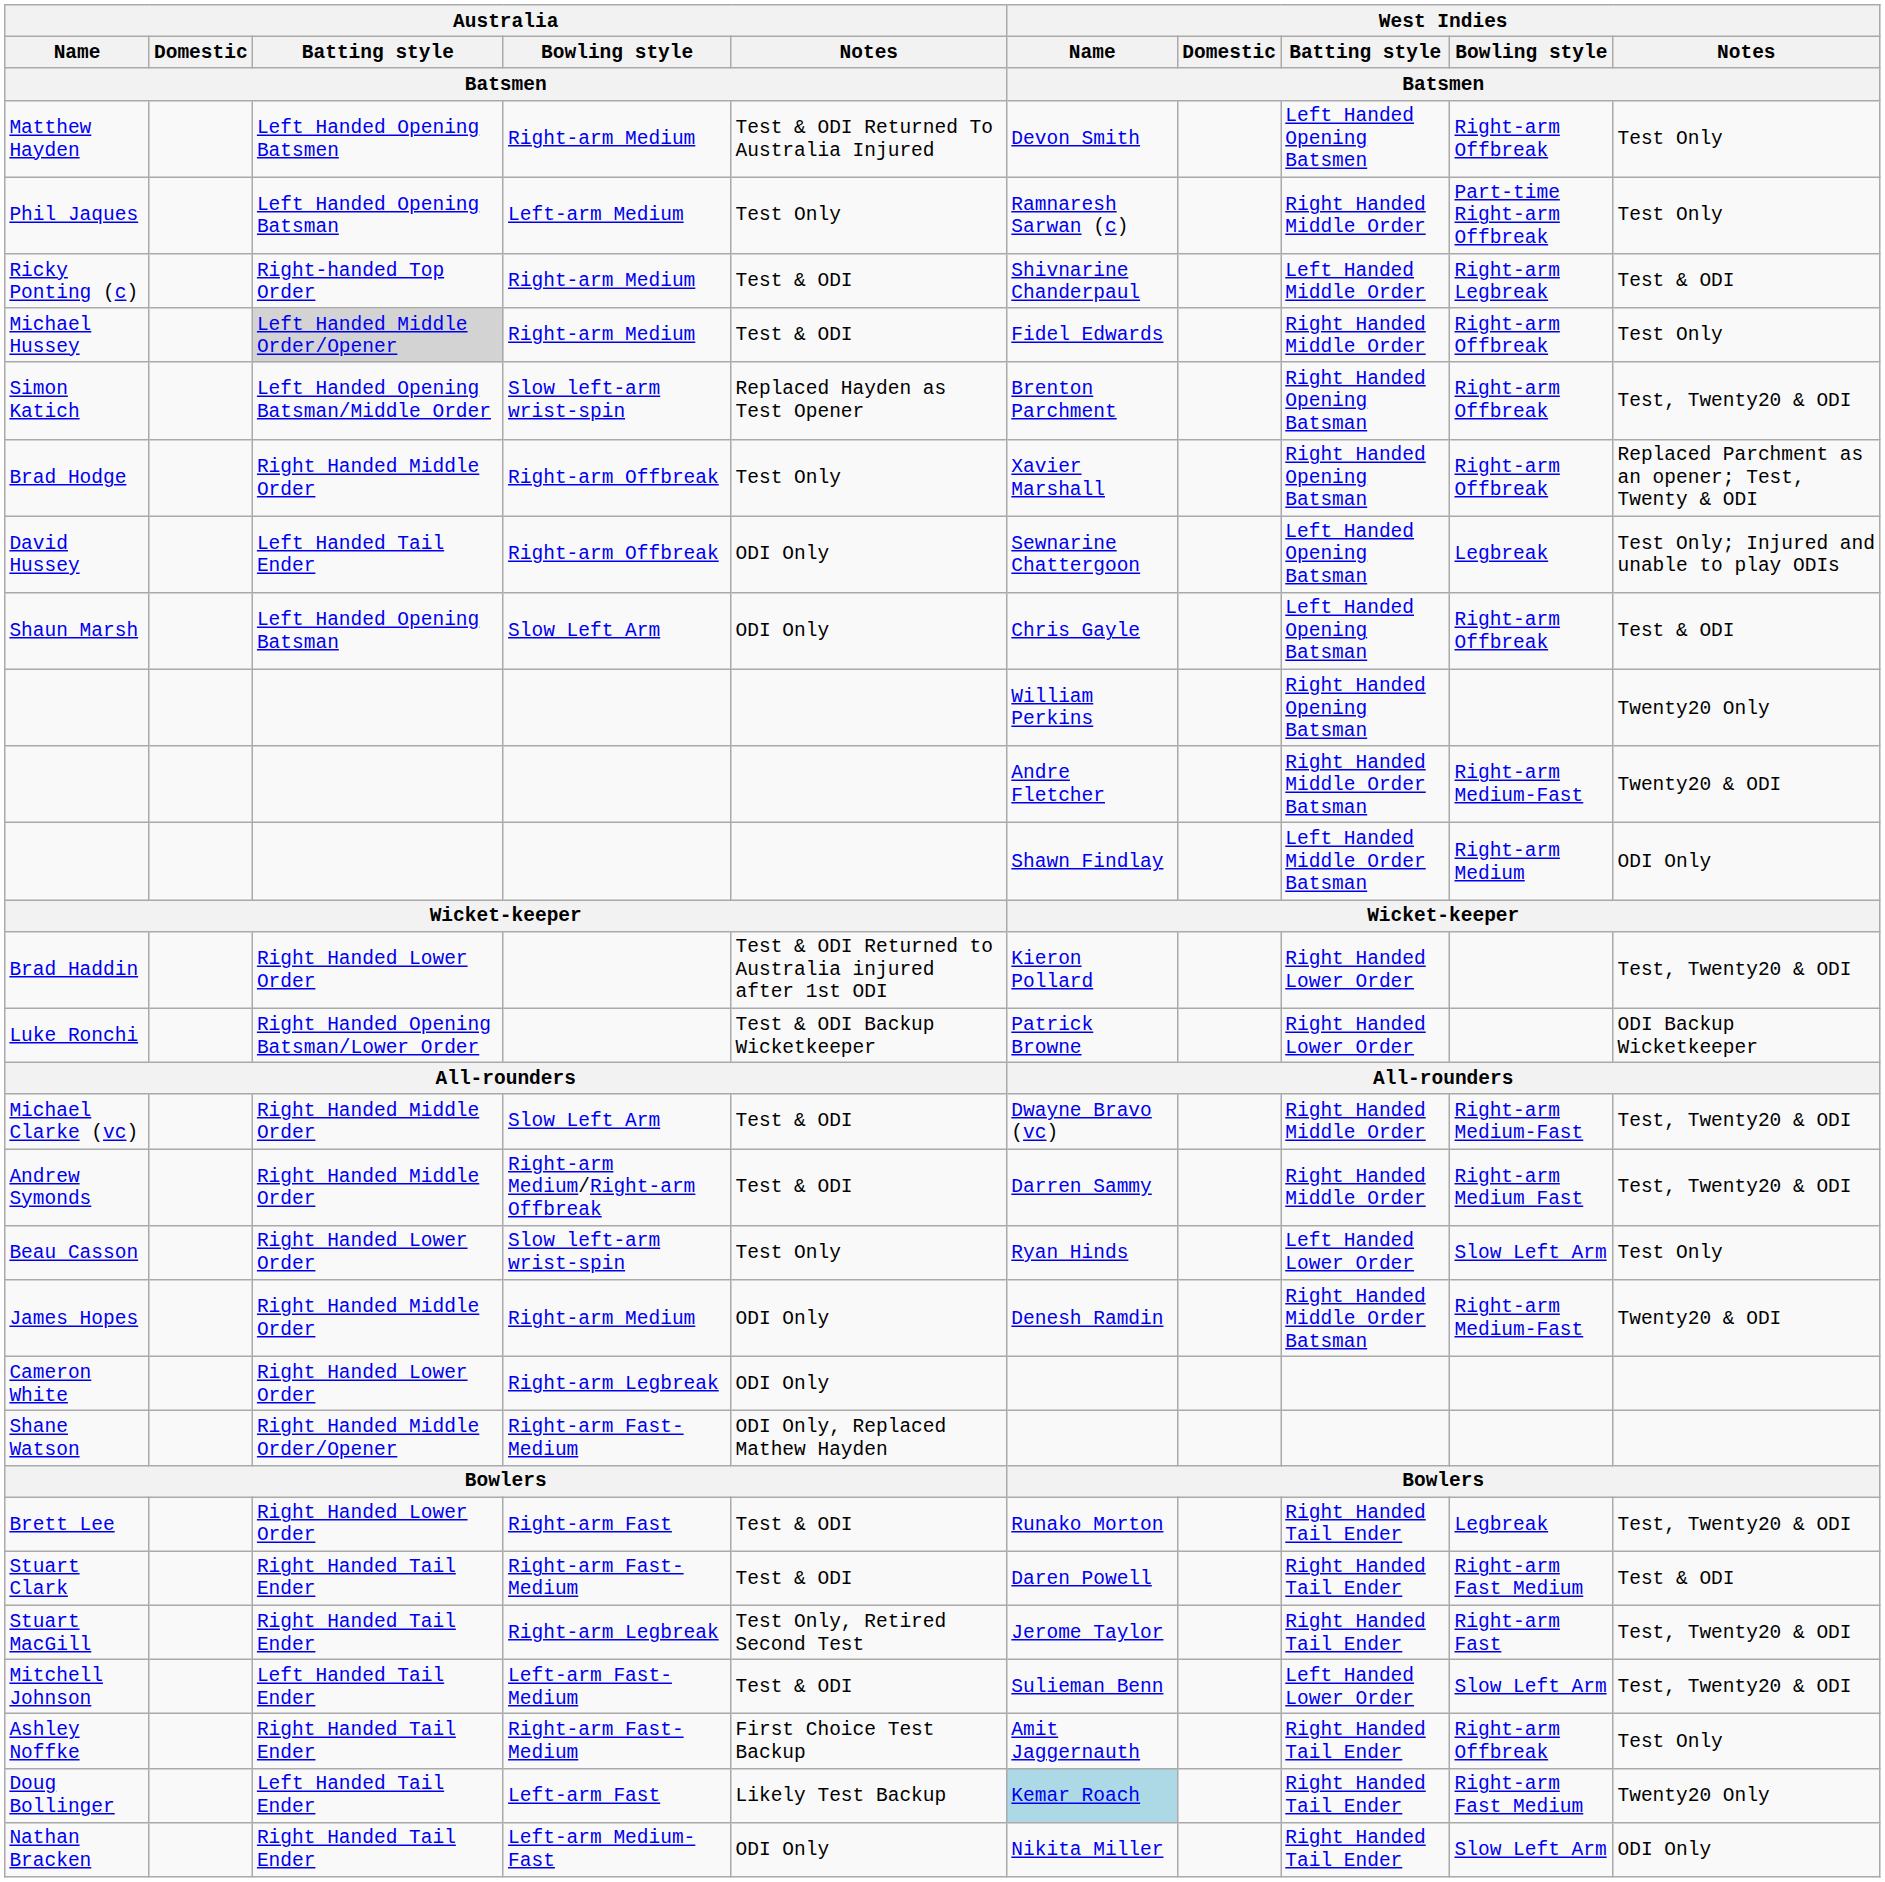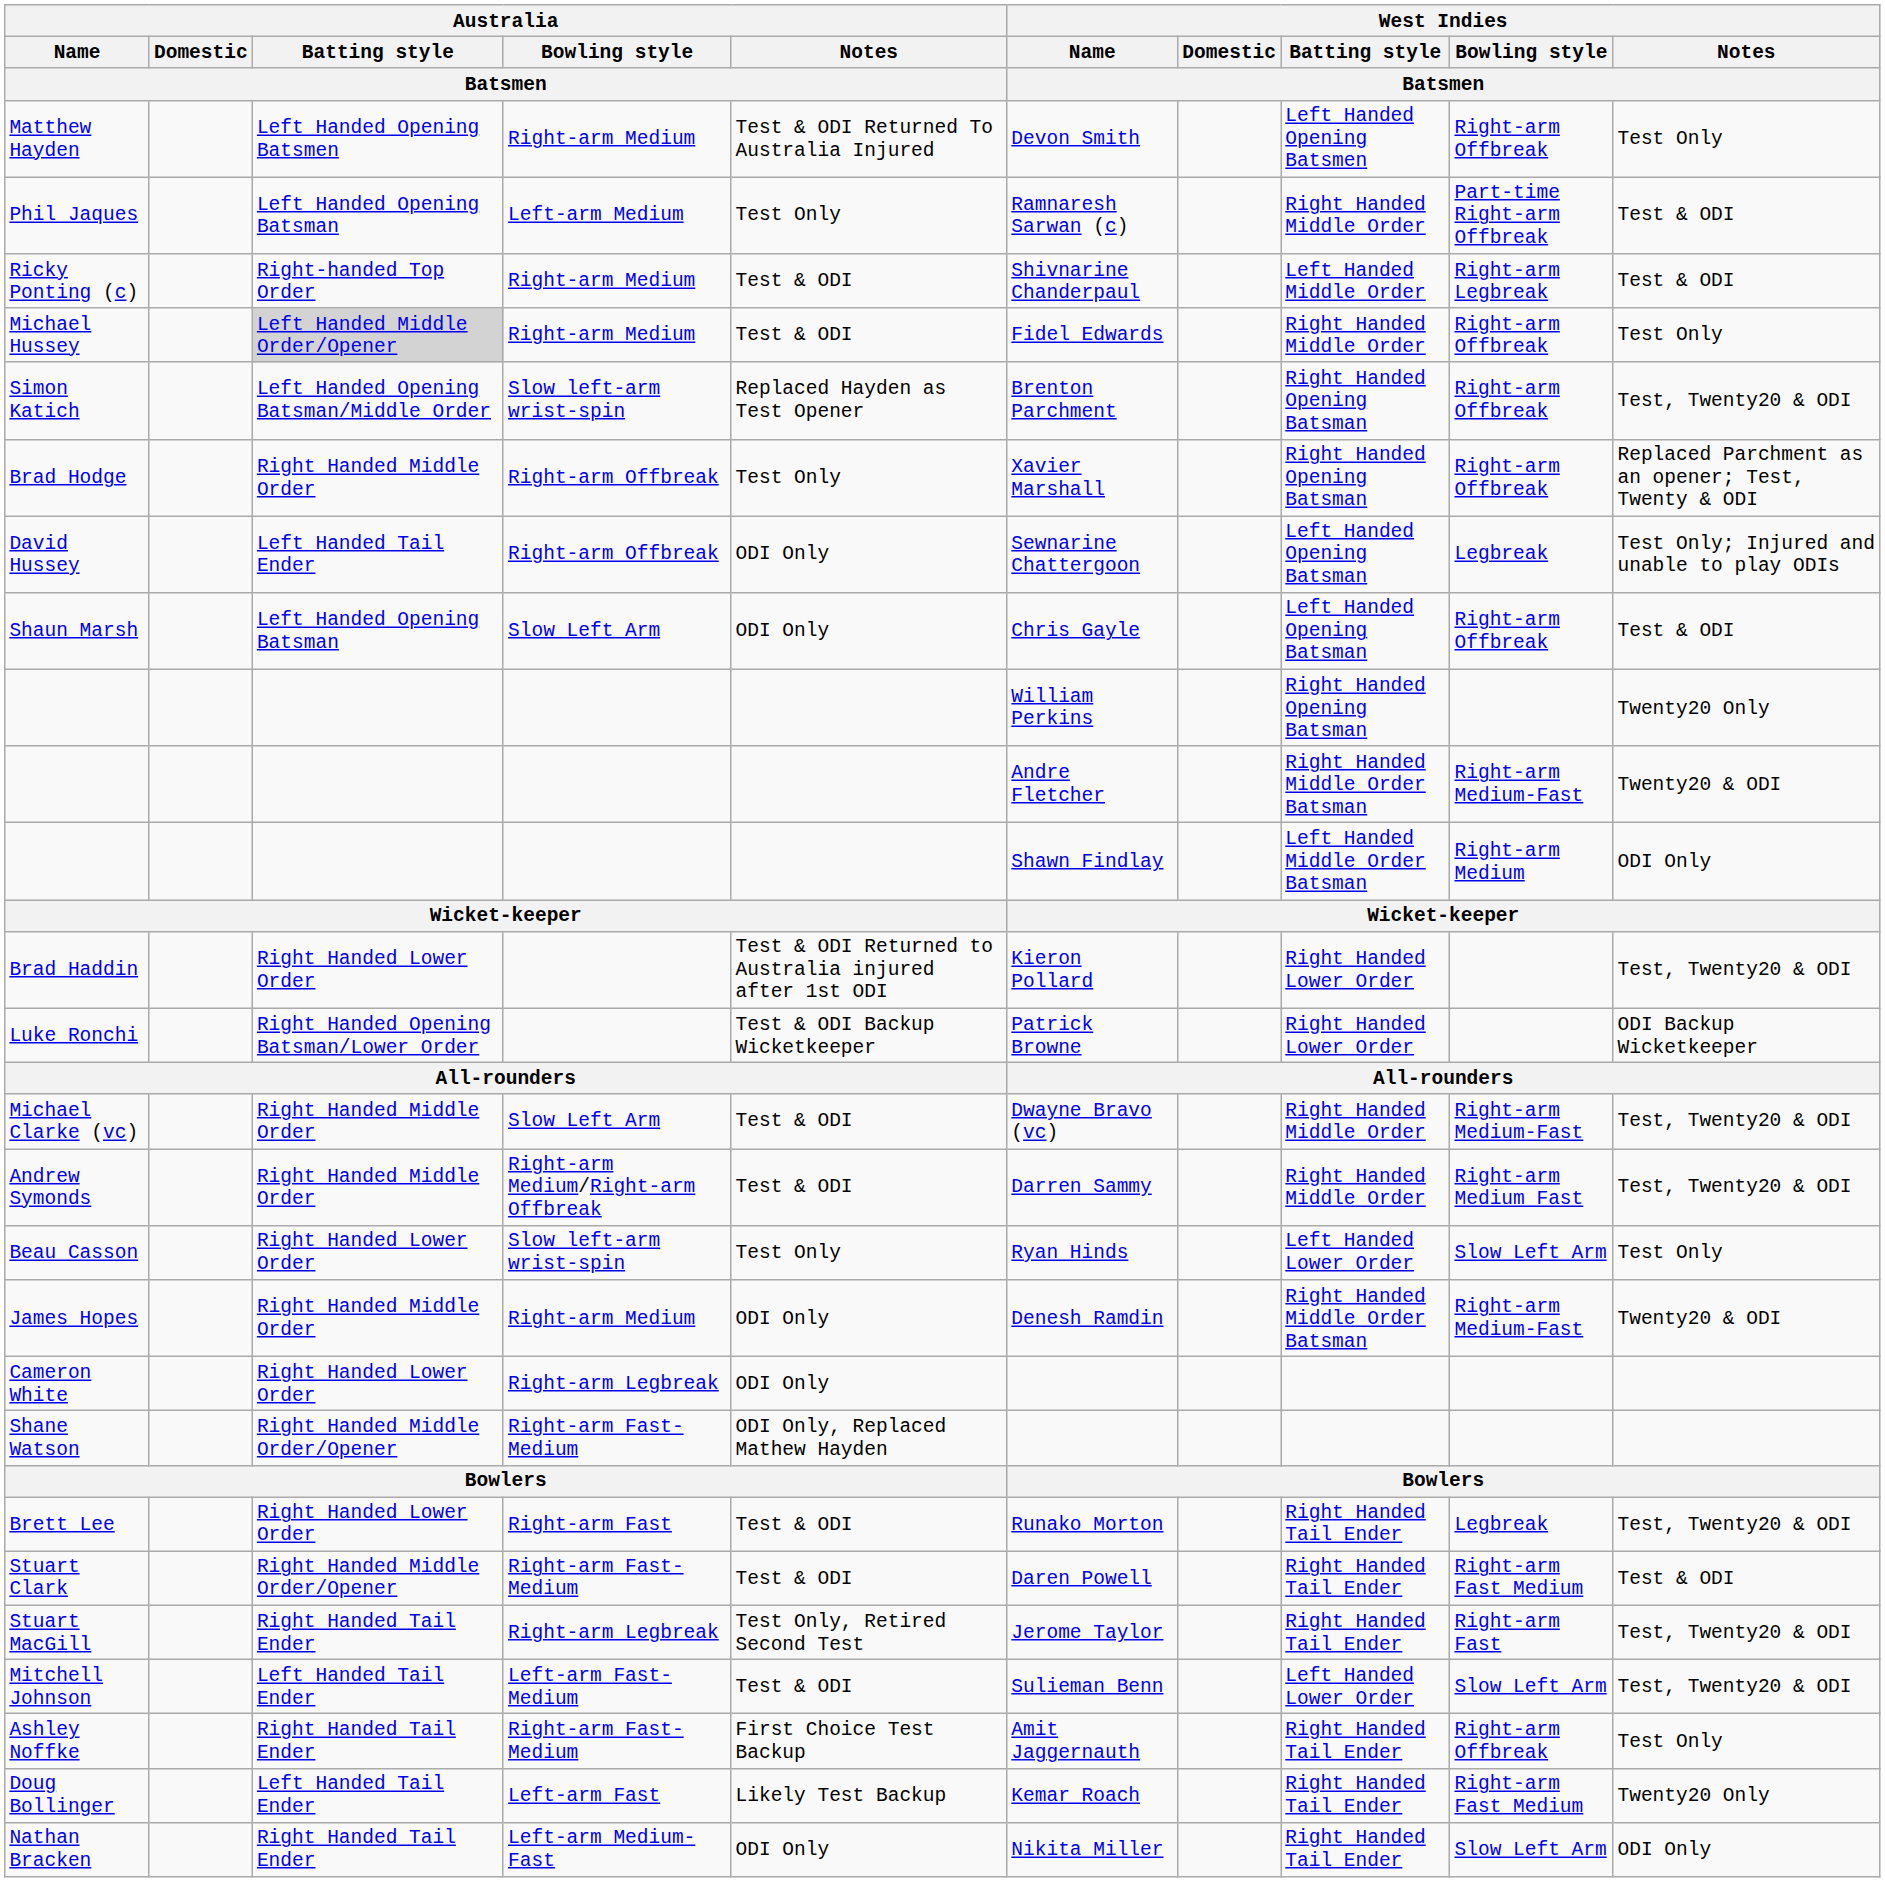(1670, 215) Test Only -> (1676, 215) Test & ODI
(356, 1578) Right Handed Tail Ender -> (368, 1578) Right Handed Middle Order/Opener
(1076, 1795) lightblue background -> (1076, 1795) no background
